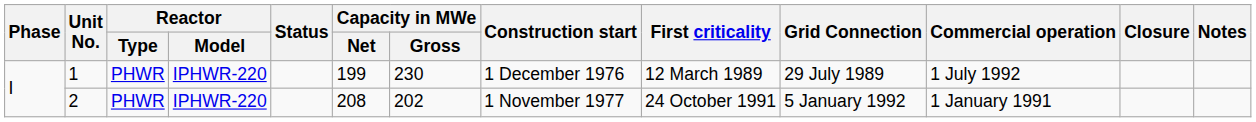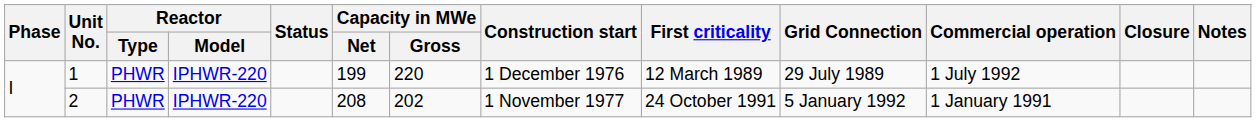(409, 74) 230 -> (409, 74) 220
